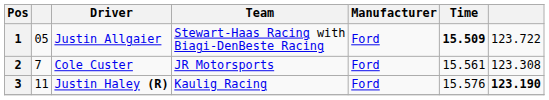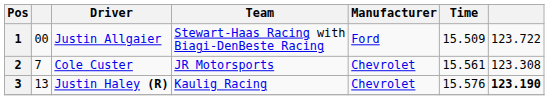(42, 40) 05 -> (42, 40) 00
(464, 40) bold -> (464, 40) normal
(365, 66) Ford -> (383, 66) Chevrolet
(42, 85) 11 -> (42, 85) 13
(365, 85) Ford -> (383, 85) Chevrolet
